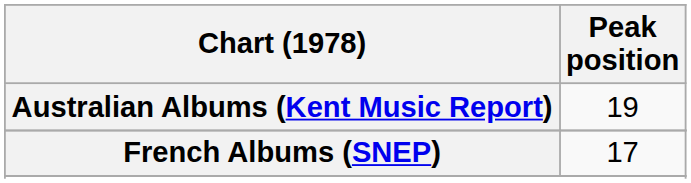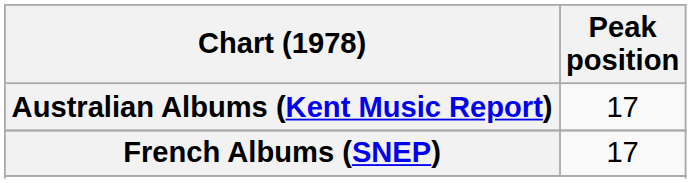(623, 106) 19 -> (623, 106) 17
